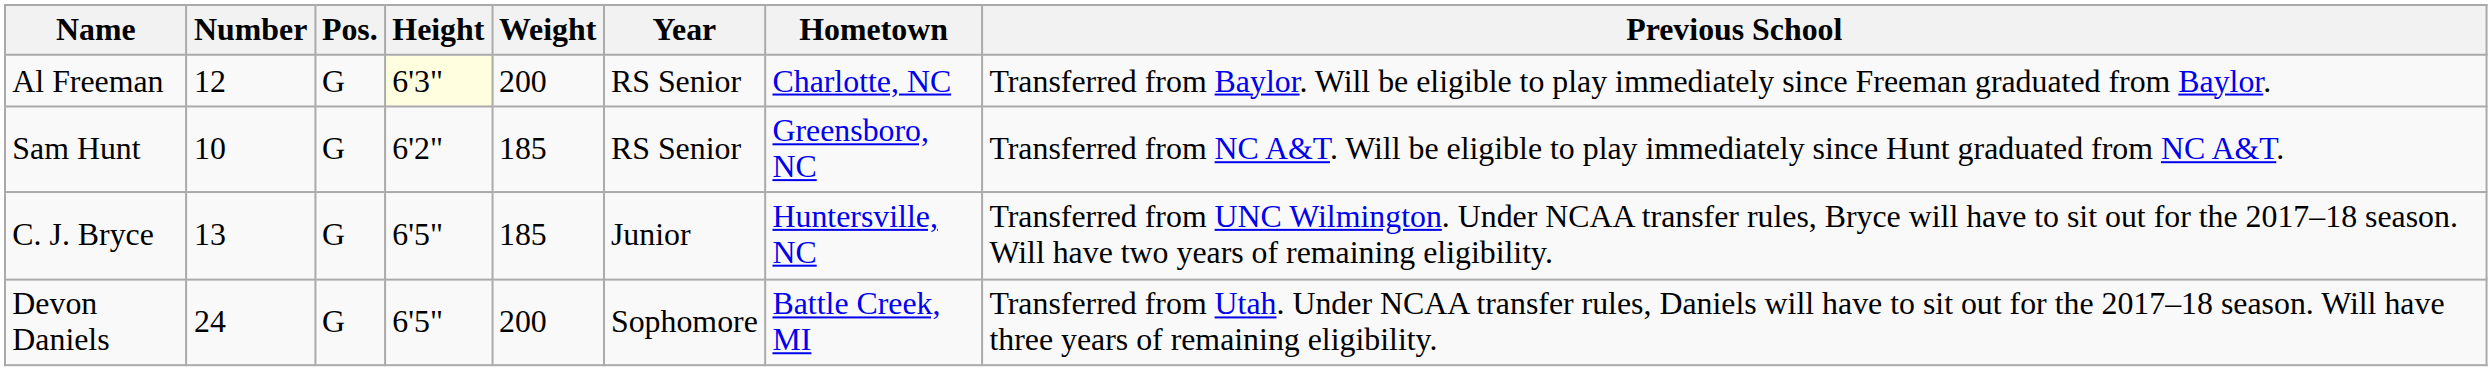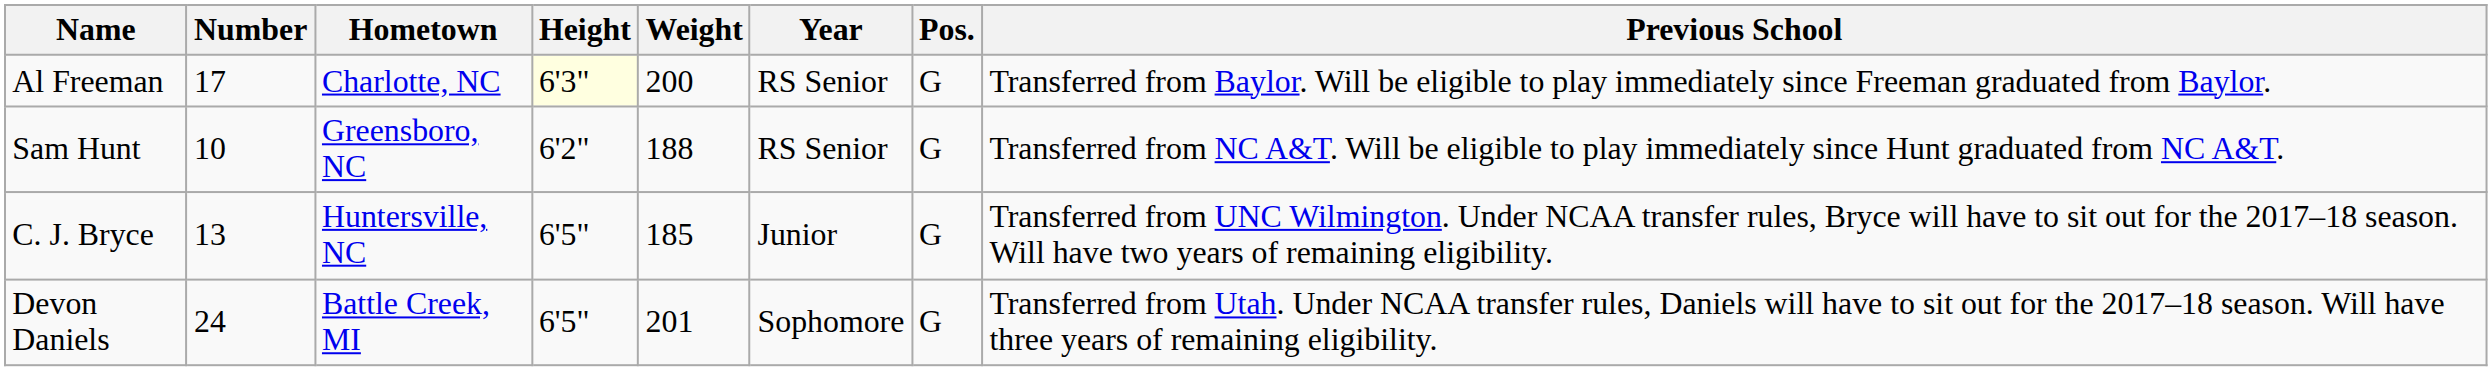columns swapped: (350, 29) <-> (874, 29)
(210, 80) 12 -> (210, 80) 17
(523, 148) 185 -> (669, 148) 188
(523, 321) 200 -> (669, 321) 201
